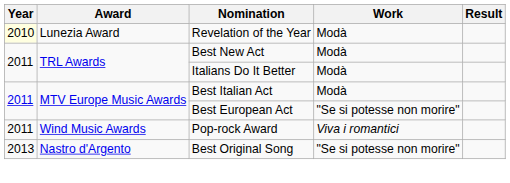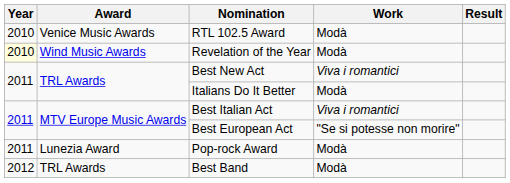+ row: (238, 33)
(80, 33) Lunezia Award -> (93, 52) Wind Music Awards
(332, 52) Modà -> (358, 71) Viva i romantici
(332, 91) Modà -> (358, 110) Viva i romantici
(93, 129) Wind Music Awards -> (80, 149) Lunezia Award
(358, 129) Viva i romantici -> (332, 149) Modà
+ row: (220, 168)
- row: (243, 149)
